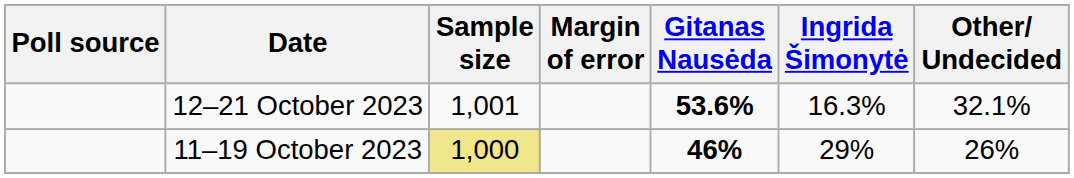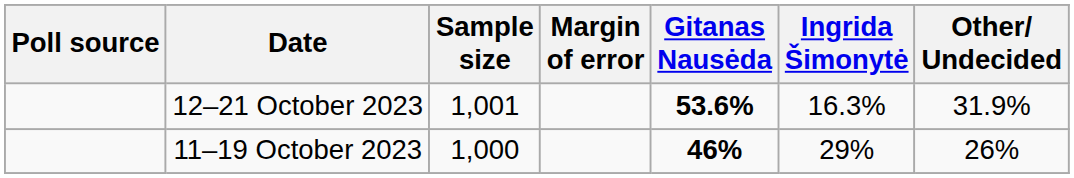(992, 105) 32.1% -> (992, 105) 31.9%
(485, 150) khaki background -> (485, 150) no background
